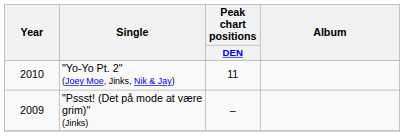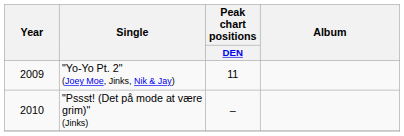(32, 75) 2010 -> (32, 75) 2009
(32, 110) 2009 -> (32, 110) 2010
